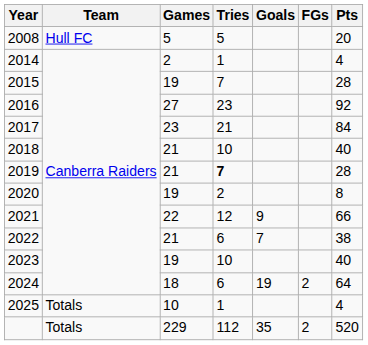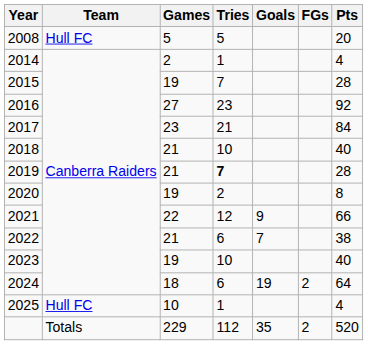(64, 305) Totals -> (69, 305) Hull FC
